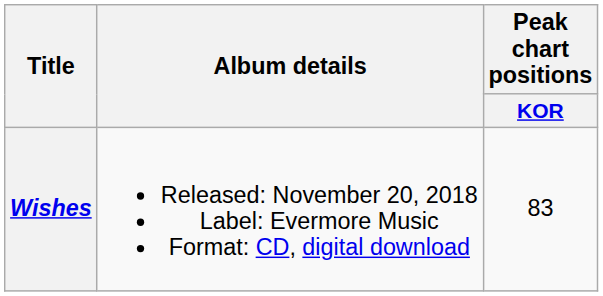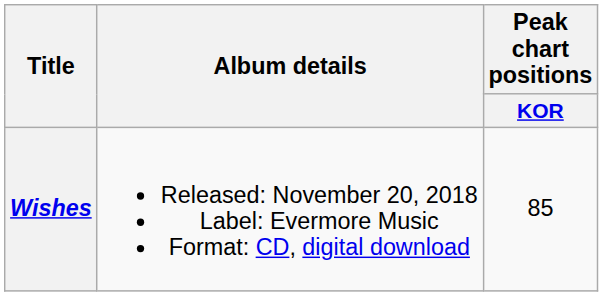(540, 208) 83 -> (540, 208) 85
